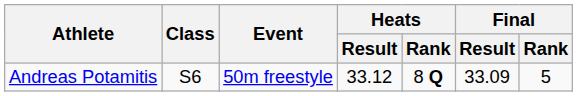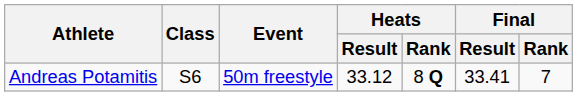(487, 77) 33.09 -> (487, 77) 33.41
(546, 77) 5 -> (546, 77) 7
